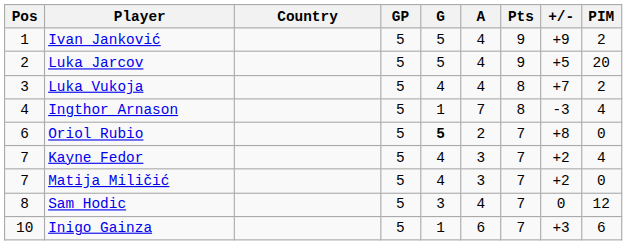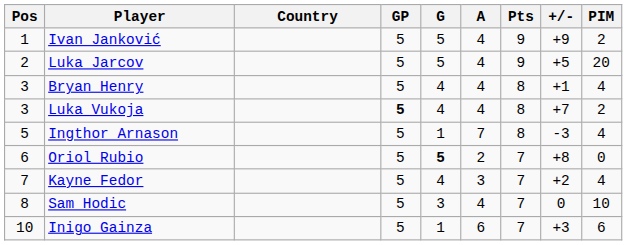+ row: (96, 87)
(400, 87) normal -> (400, 110) bold
(25, 110) 4 -> (25, 134) 5
- row: (109, 181)
(601, 204) 12 -> (601, 204) 10
